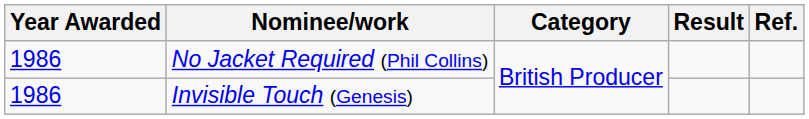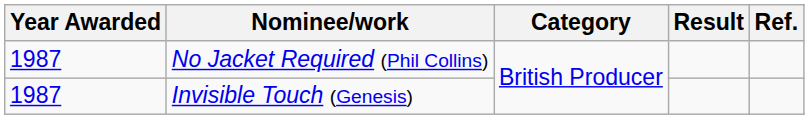(36, 59) 1986 -> (36, 59) 1987
(36, 95) 1986 -> (36, 95) 1987
